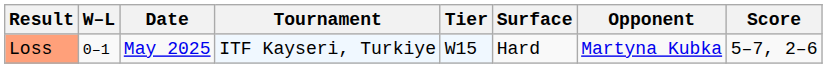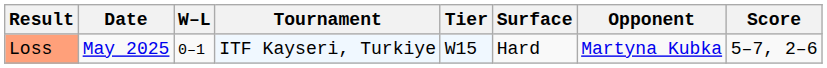columns swapped: (99, 19) <-> (167, 19)
